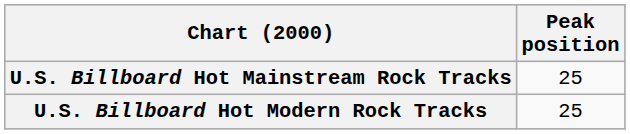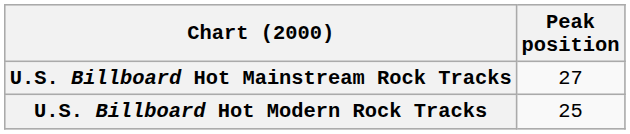(571, 78) 25 -> (571, 78) 27
